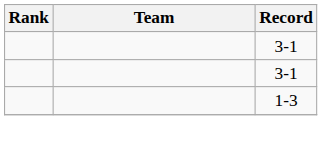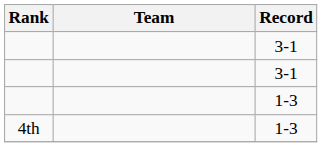+ row: (29, 127)
